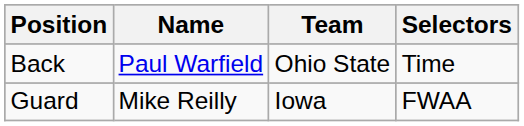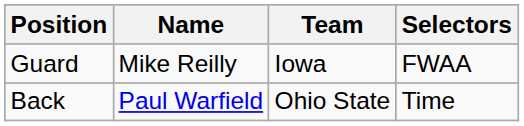rows swapped: (45, 102) <-> (38, 63)
